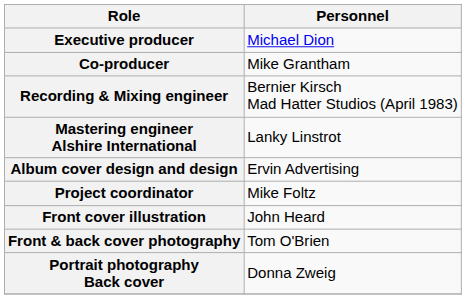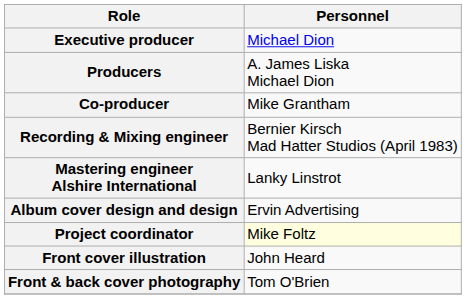+ row: (124, 72)
(281, 193) no background -> (281, 234) lightyellow background
- row: (124, 273)
